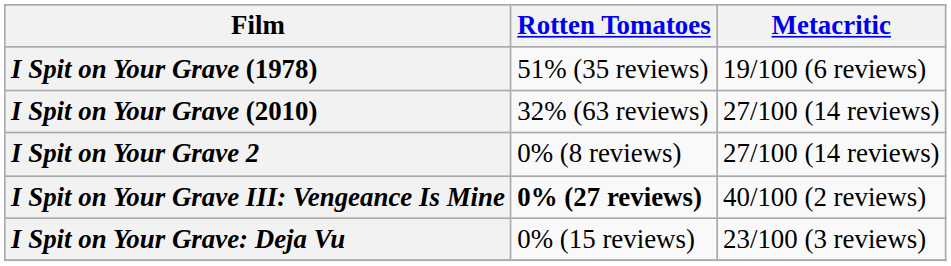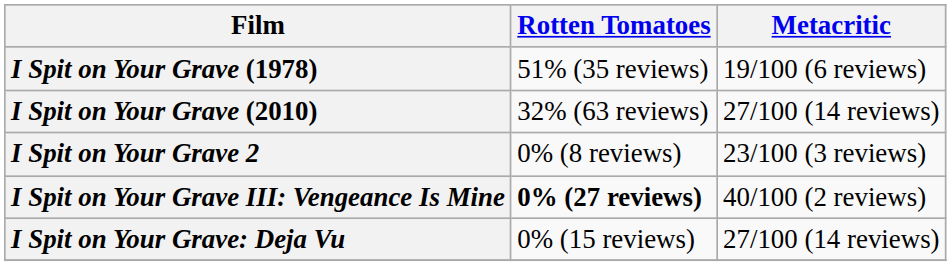(831, 153) 27/100 (14 reviews) -> (825, 153) 23/100 (3 reviews)
(825, 238) 23/100 (3 reviews) -> (831, 238) 27/100 (14 reviews)
